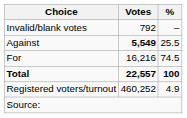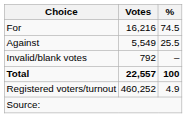rows swapped: (14, 58) <-> (47, 27)
(144, 43) bold -> (144, 43) normal
